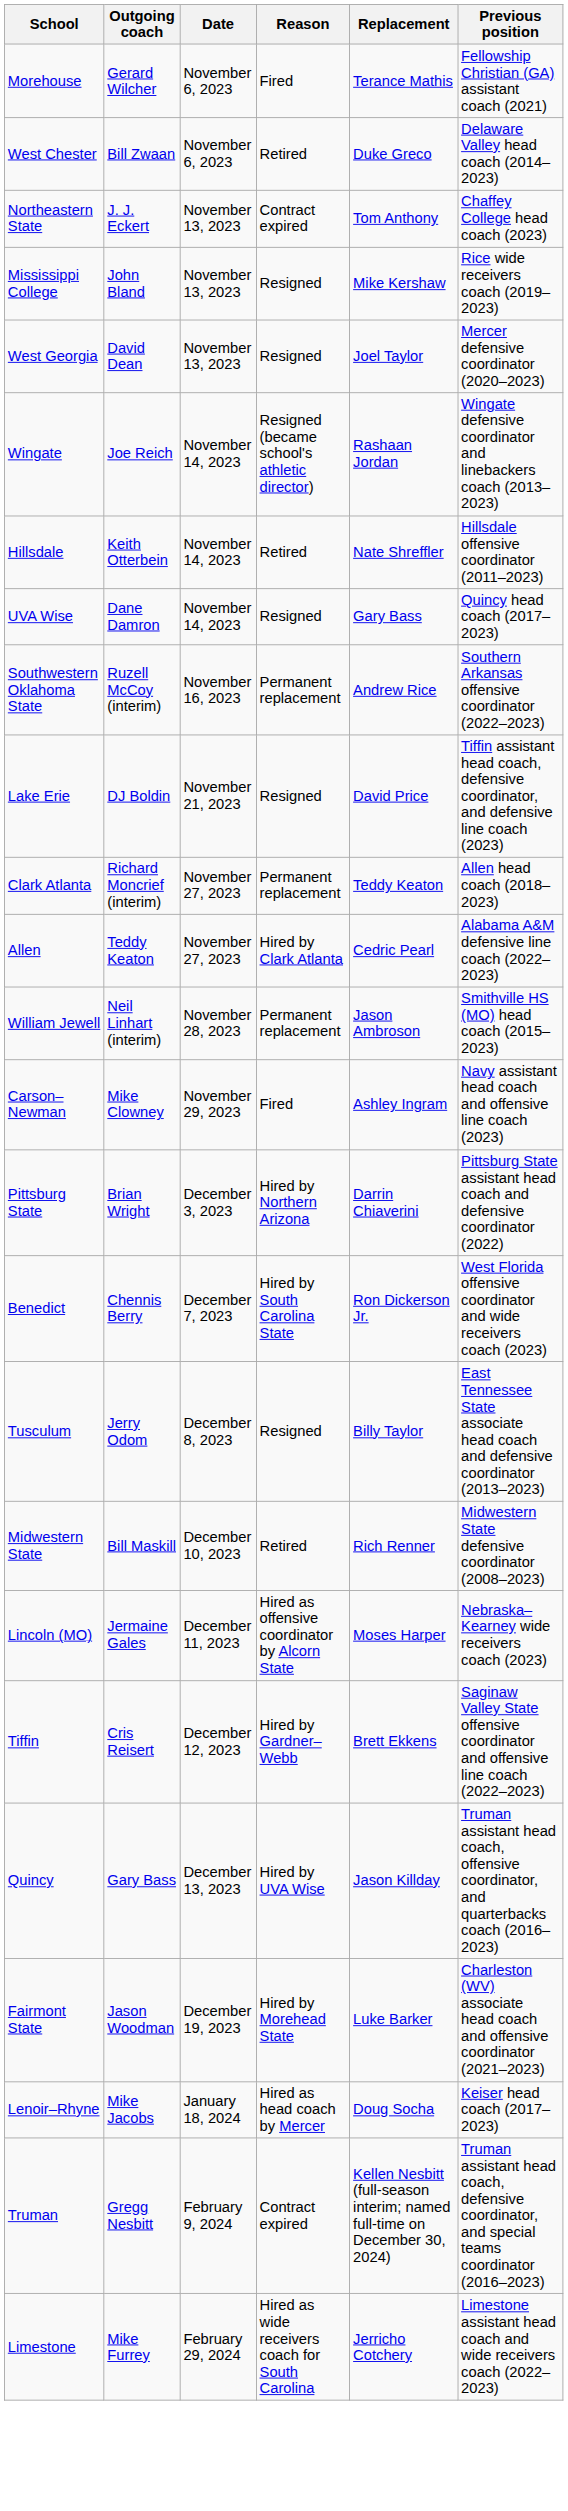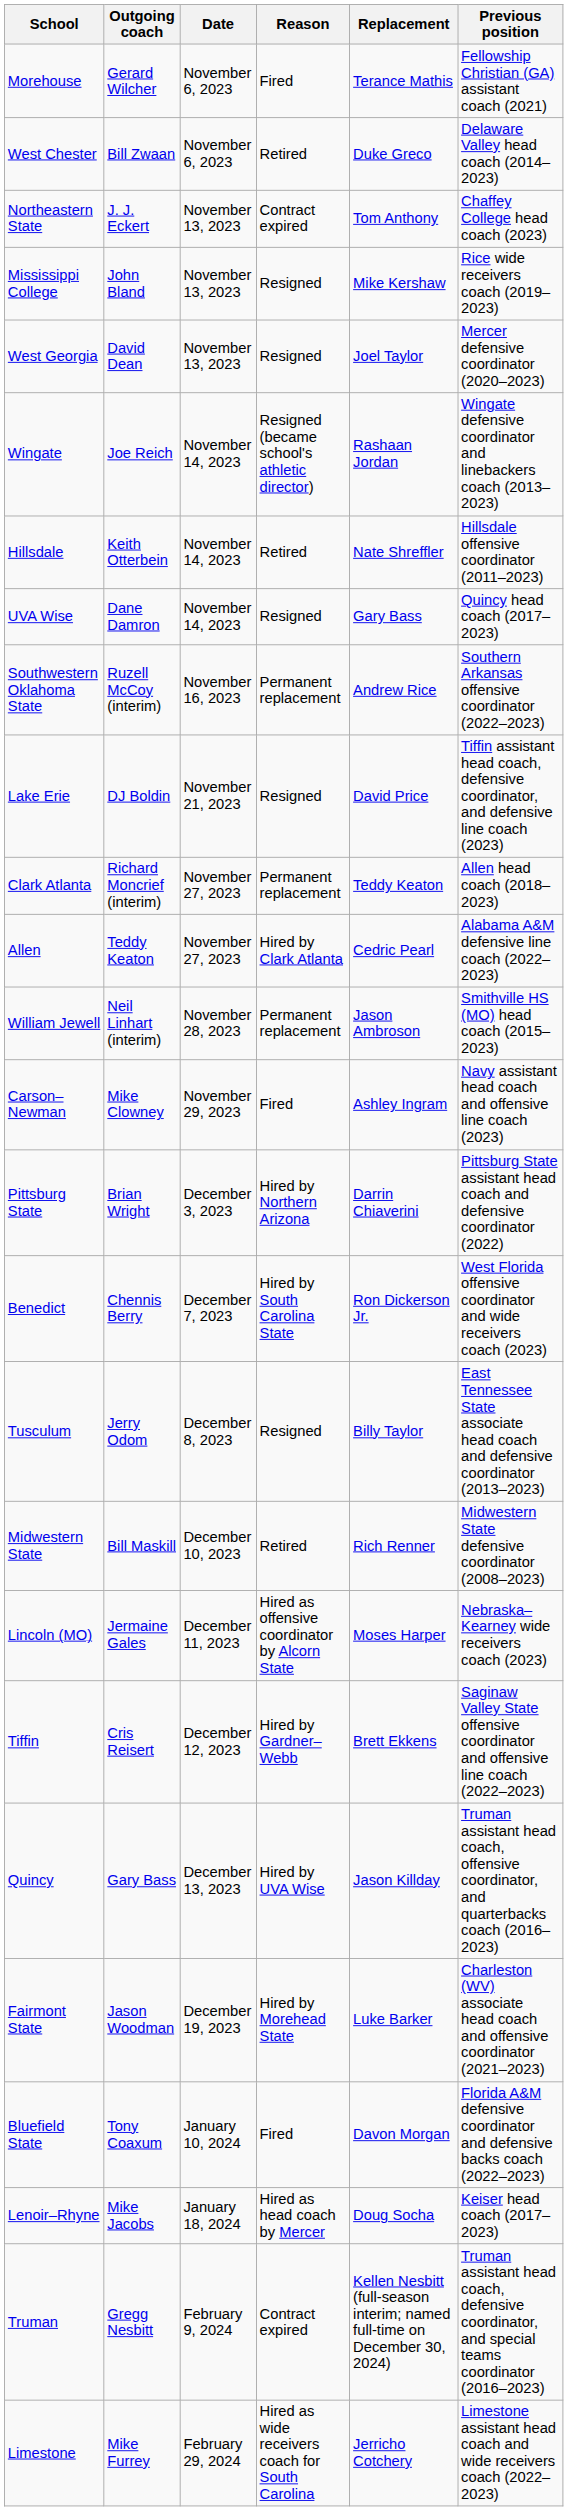+ row: (36, 2134)
